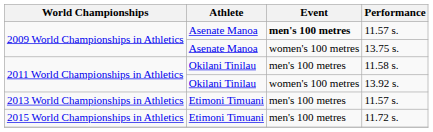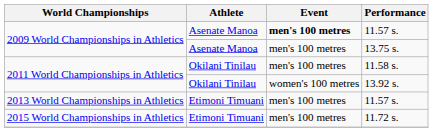(314, 48) women's 100 metres -> (307, 48) men's 100 metres
